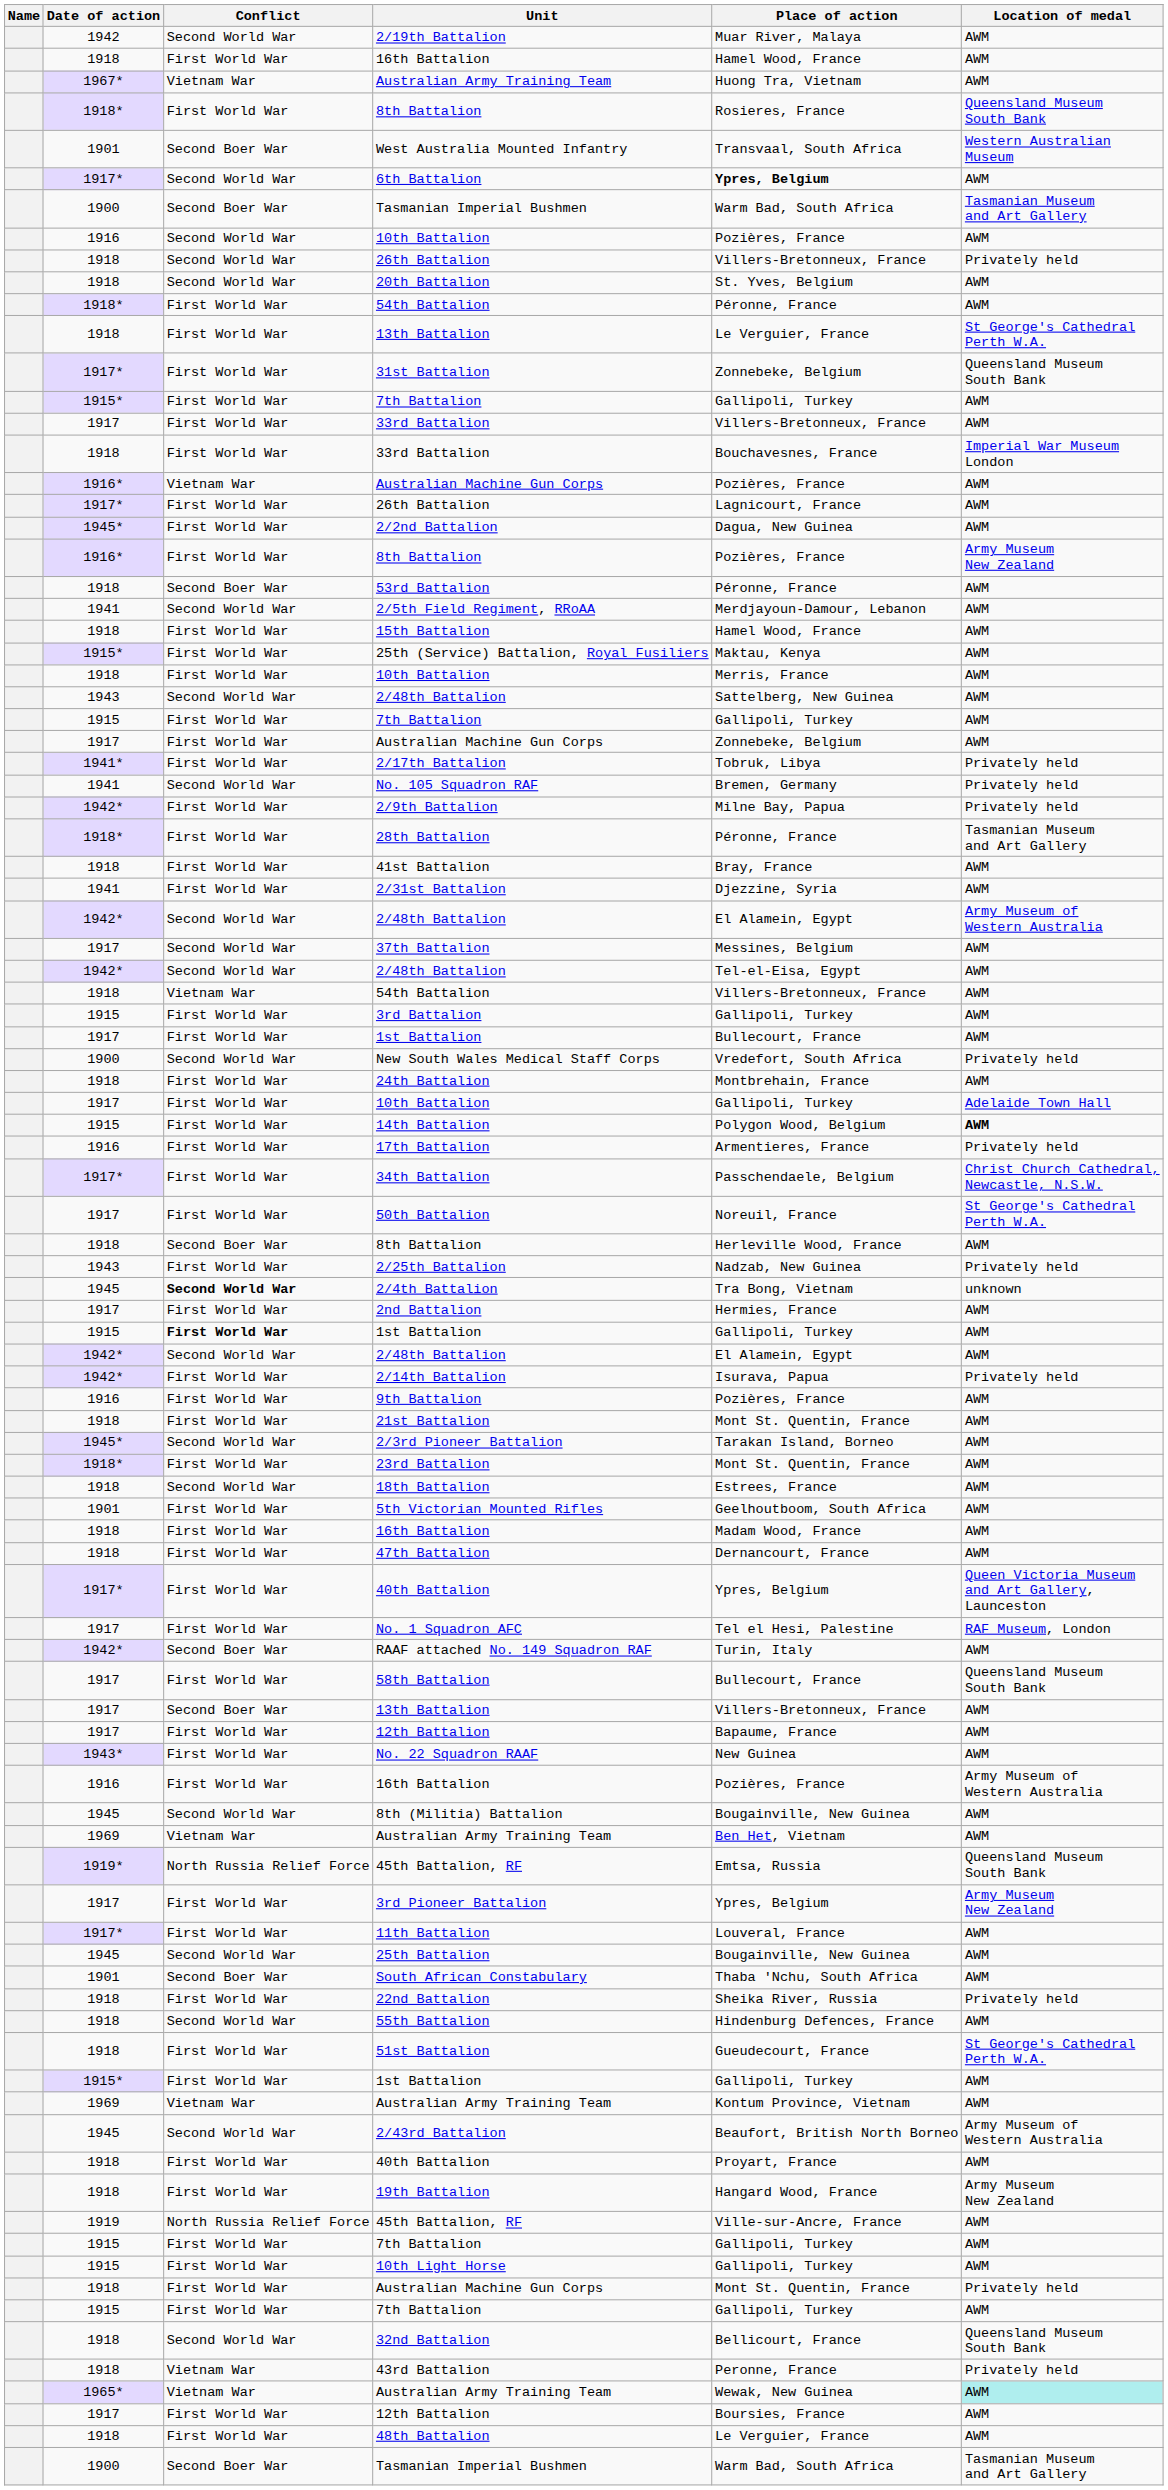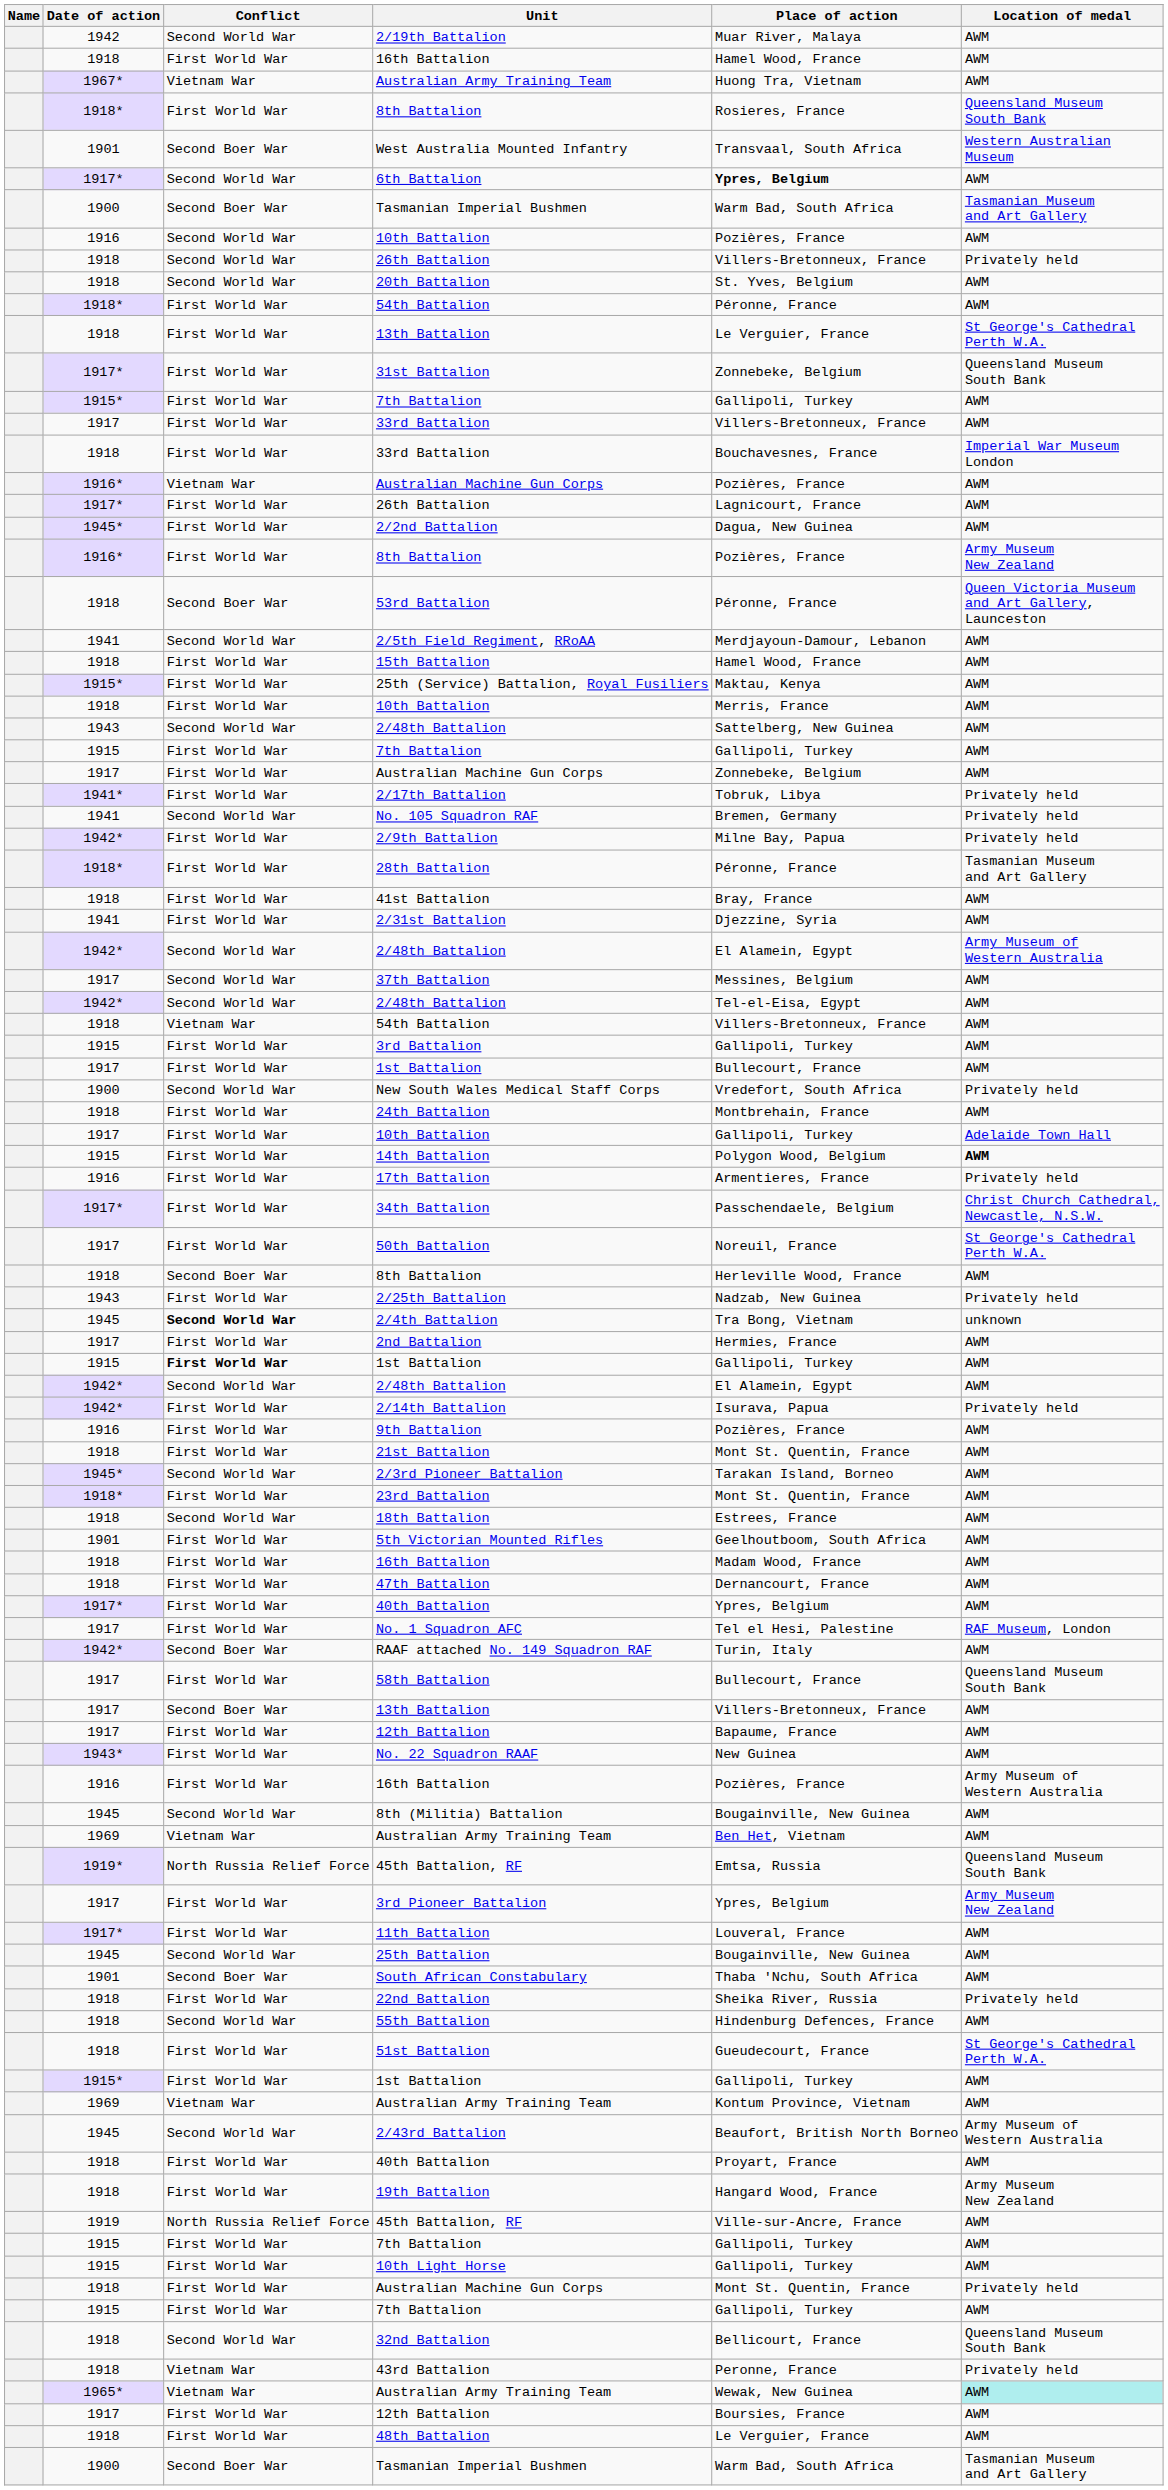(977, 587) AWM -> (1050, 603) Queen Victoria Museum and Art Gallery, Launceston
(1050, 1591) Queen Victoria Museum and Art Gallery, Launceston -> (977, 1607) AWM
